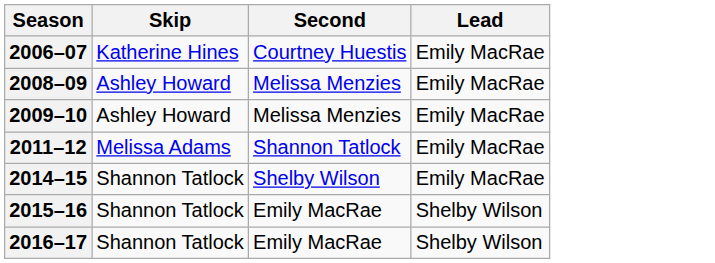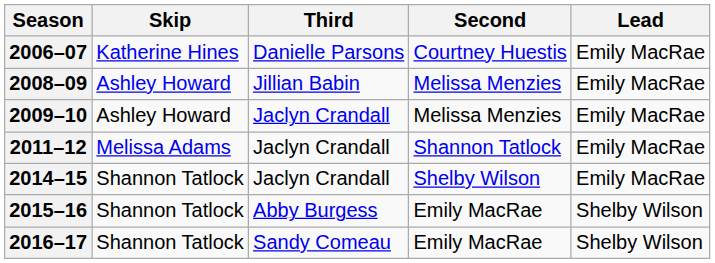+ column: (329, 20)
